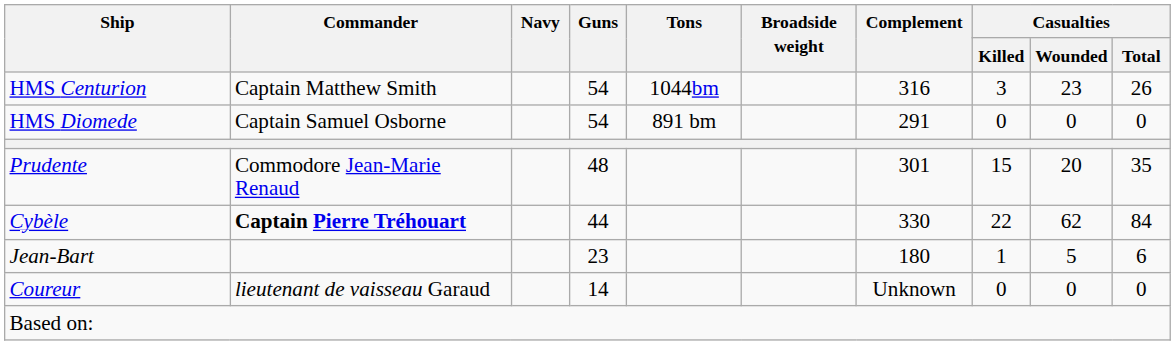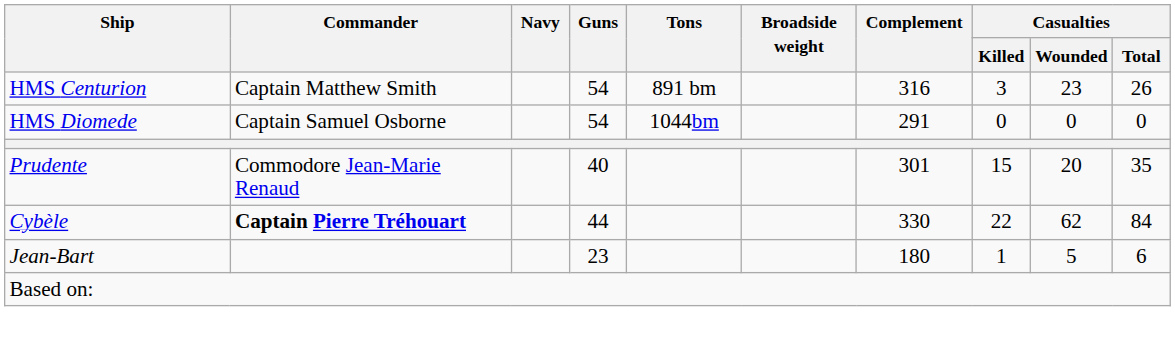(684, 88) 1044bm -> (684, 88) 891 bm
(684, 121) 891 bm -> (684, 121) 1044bm
(598, 164) 48 -> (598, 164) 40
- row: (45, 289)
